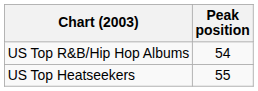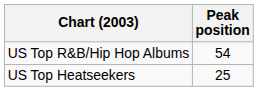(223, 75) 55 -> (223, 75) 25
